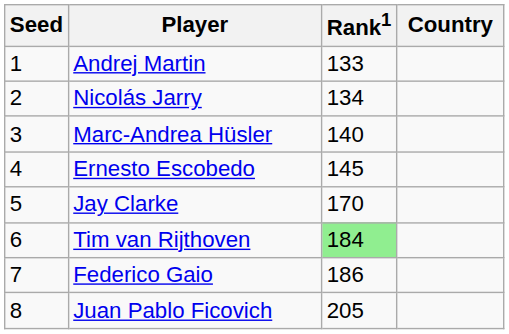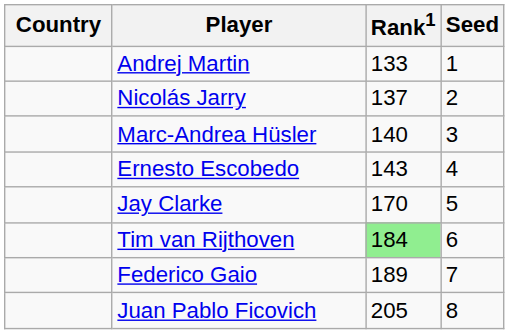columns swapped: (450, 25) <-> (36, 25)
(345, 98) 134 -> (389, 98) 137
(345, 169) 145 -> (389, 169) 143
(345, 275) 186 -> (389, 275) 189
